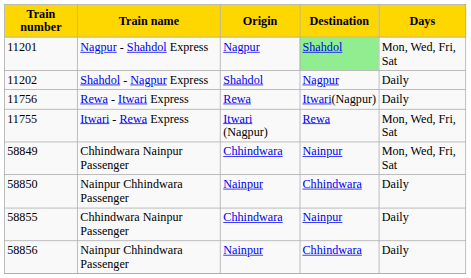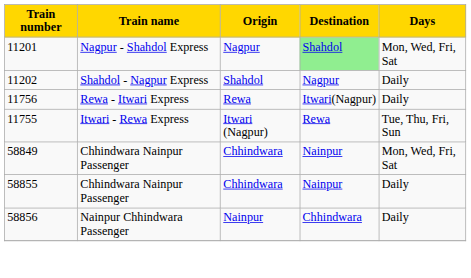(419, 125) Mon, Wed, Fri, Sat -> (415, 125) Tue, Thu, Fri, Sun
- row: (22, 184)
